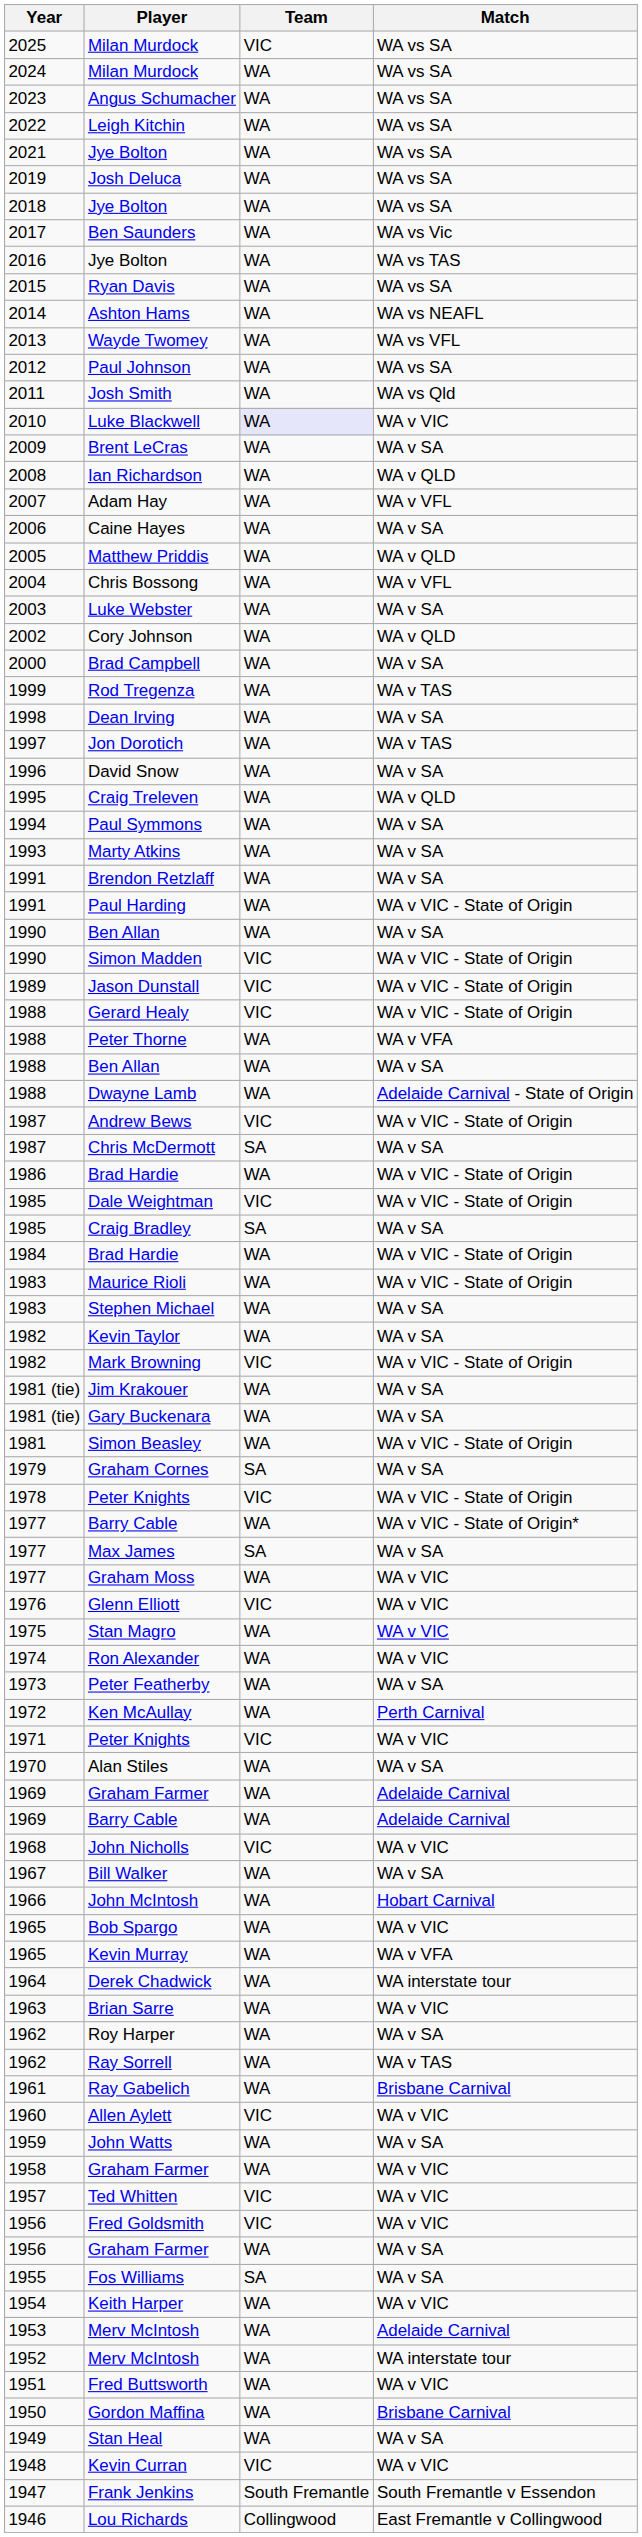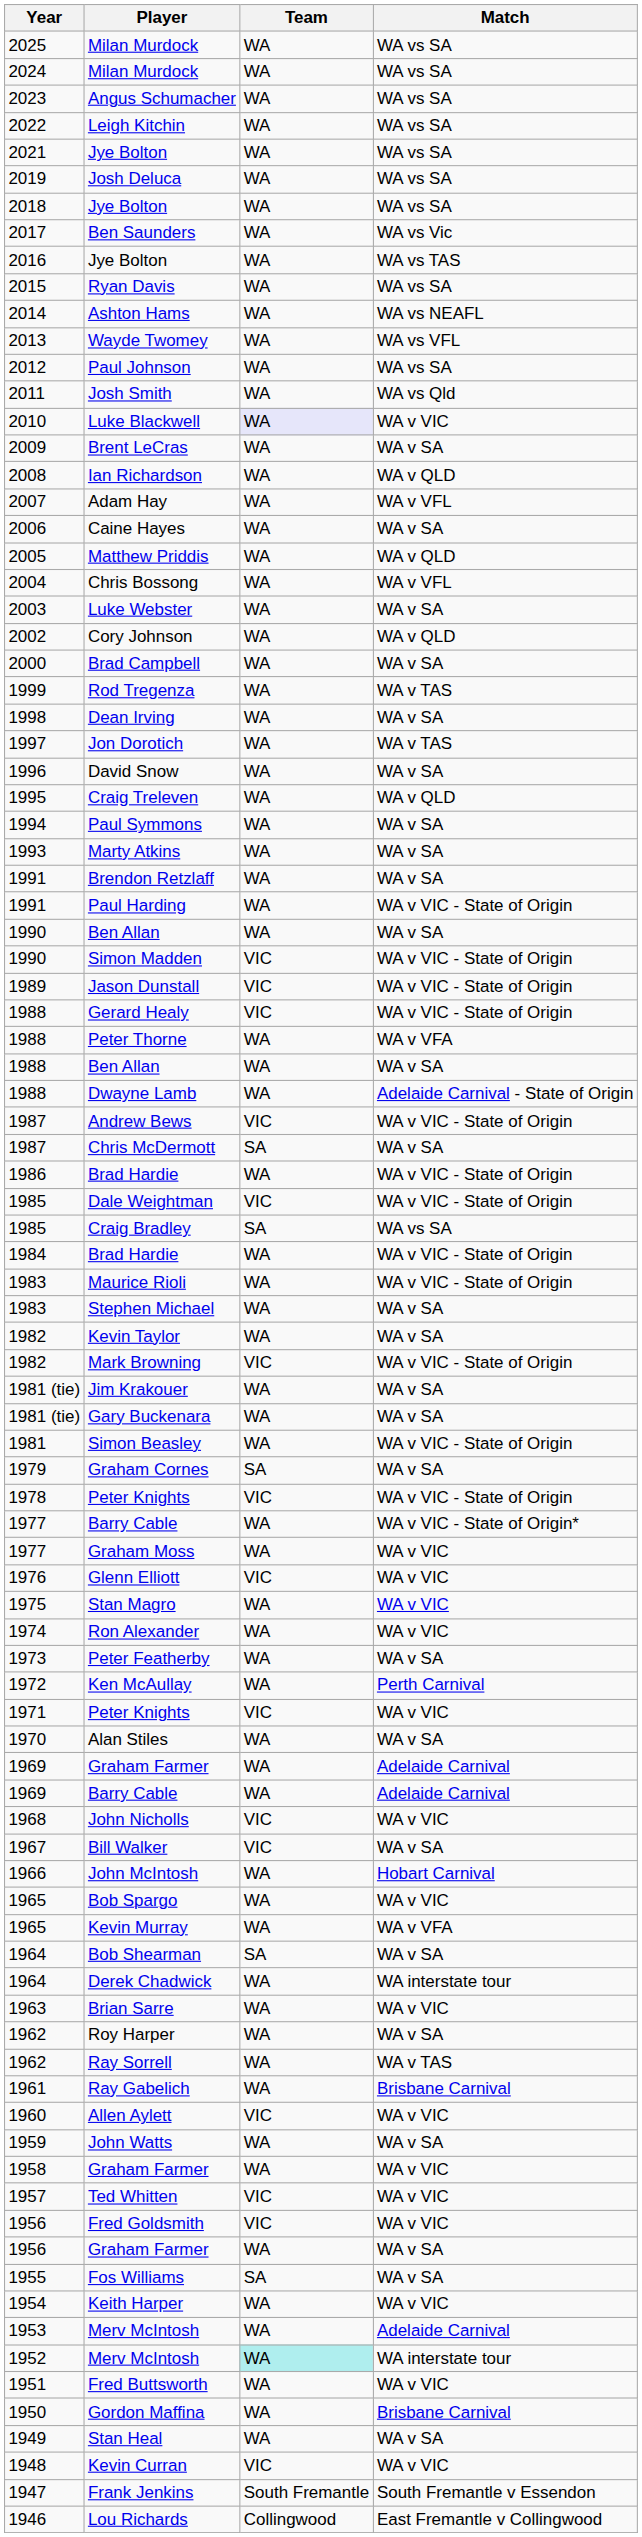(258, 44) VIC -> (257, 44) WA
(410, 1228) WA v SA -> (414, 1228) WA vs SA
- row: (27, 1551)
(257, 1873) WA -> (258, 1846) VIC
+ row: (27, 1954)
(257, 2358) no background -> (257, 2358) paleturquoise background
